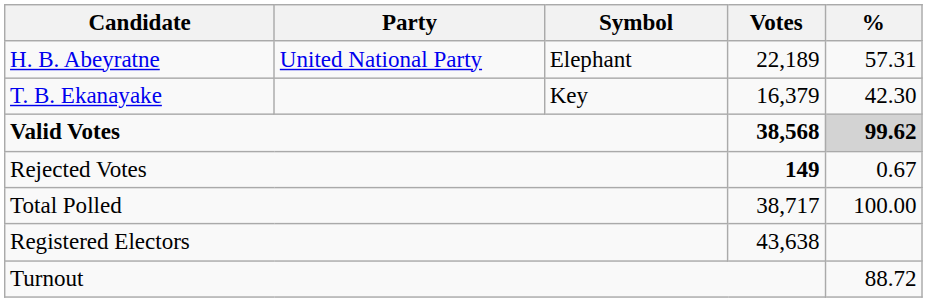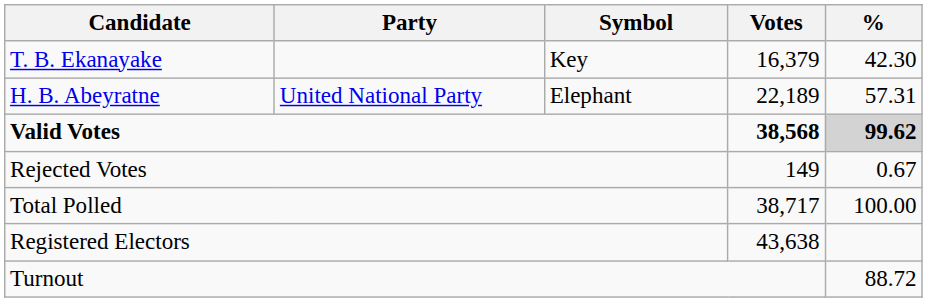rows swapped: (85, 59) <-> (86, 95)
(802, 168) bold -> (802, 168) normal
